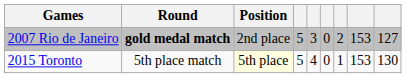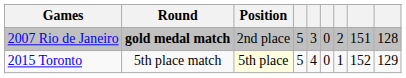(360, 39) 153 -> (360, 39) 151
(388, 39) 127 -> (388, 39) 128
(360, 61) 153 -> (360, 61) 152
(388, 61) 130 -> (388, 61) 129
